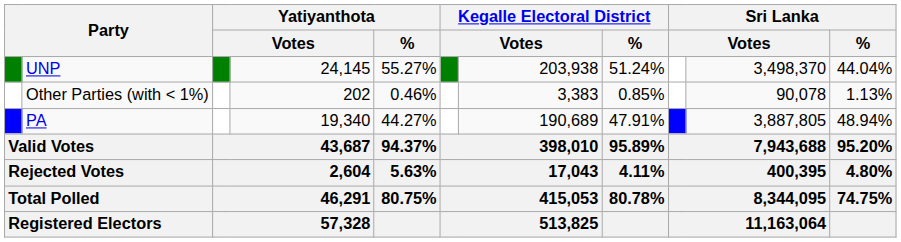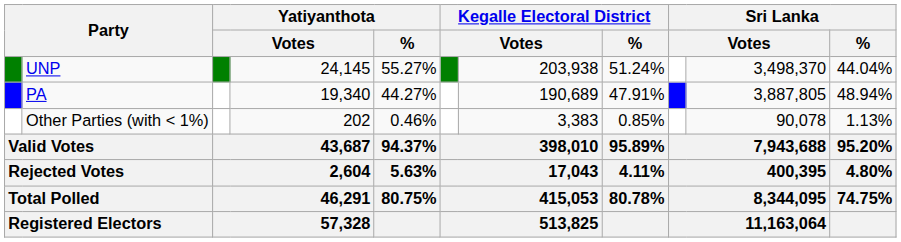rows swapped: (36, 120) <-> (117, 95)
